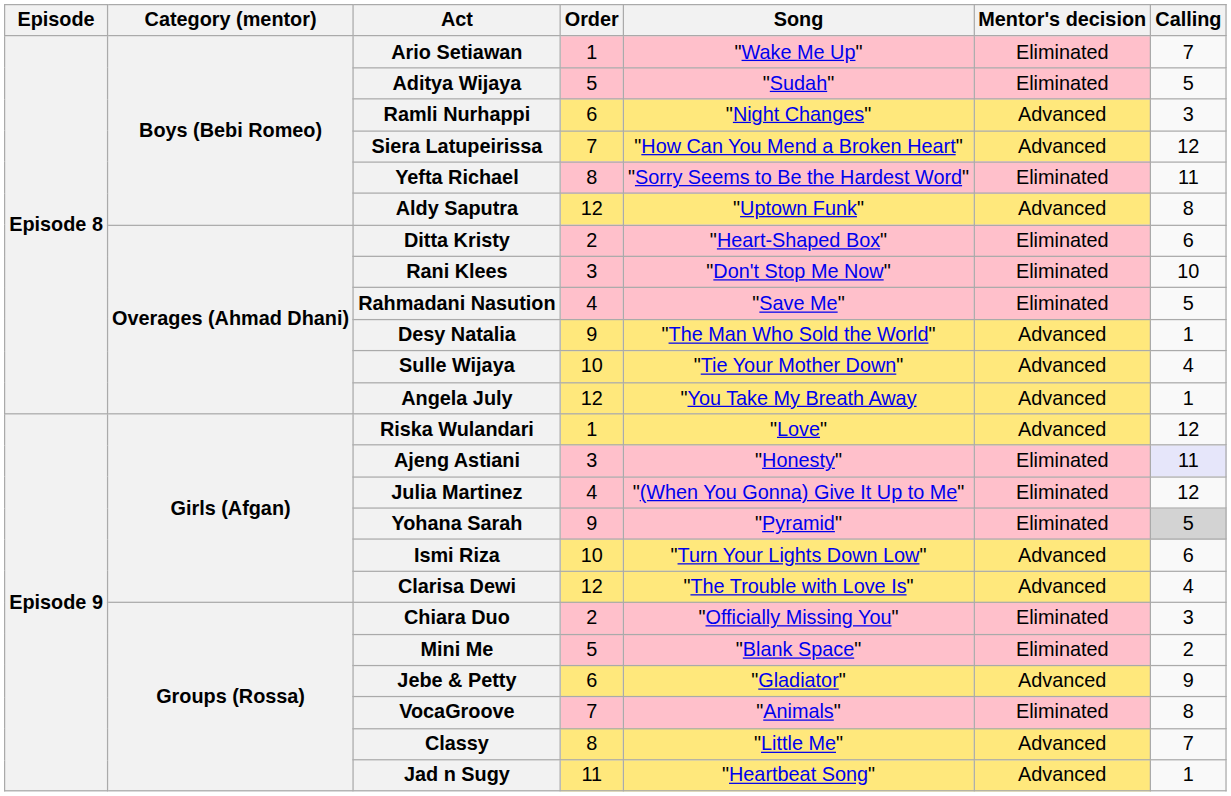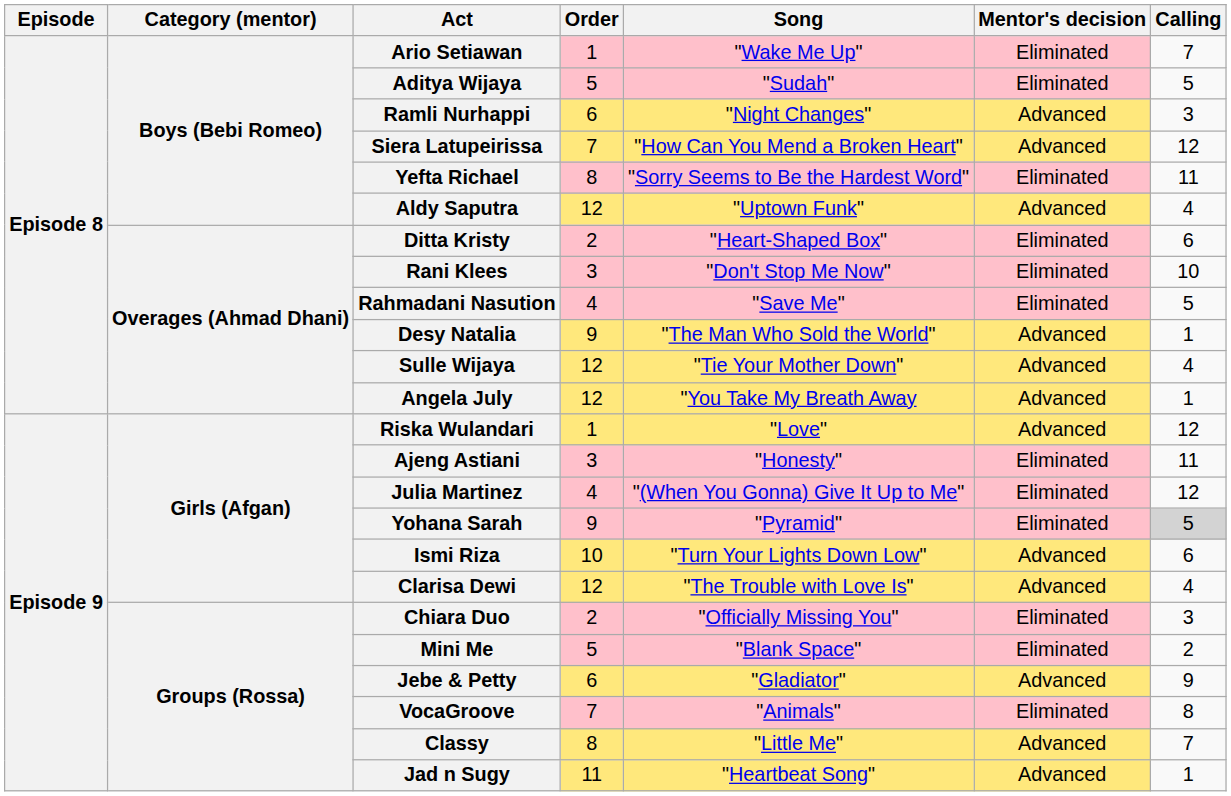(1188, 209) 8 -> (1188, 209) 4
(592, 366) 10 -> (592, 366) 12
(1188, 460) lavender background -> (1188, 460) no background
